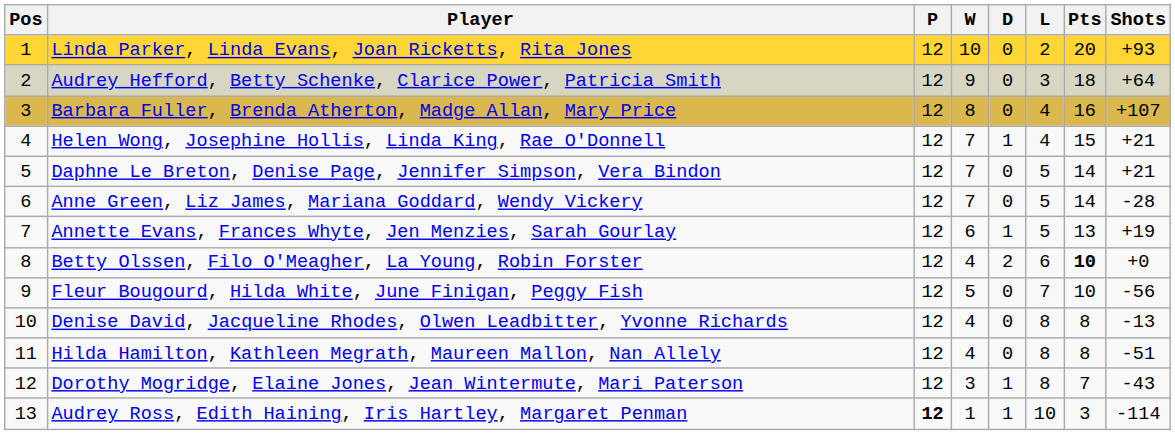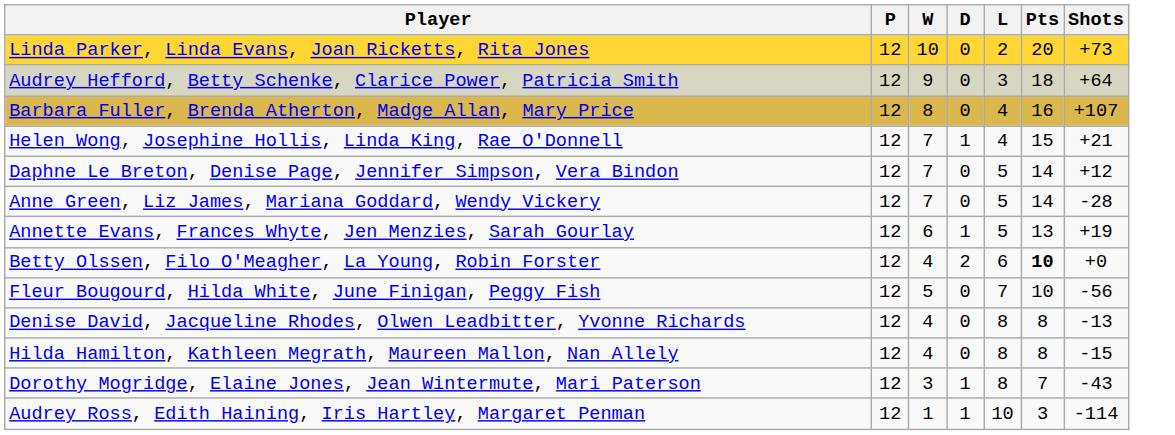- column: (26, 20)
(1138, 50) +93 -> (1096, 50) +73
(1138, 171) +21 -> (1096, 171) +12
(1138, 353) -51 -> (1096, 353) -15
(933, 414) bold -> (890, 414) normal
